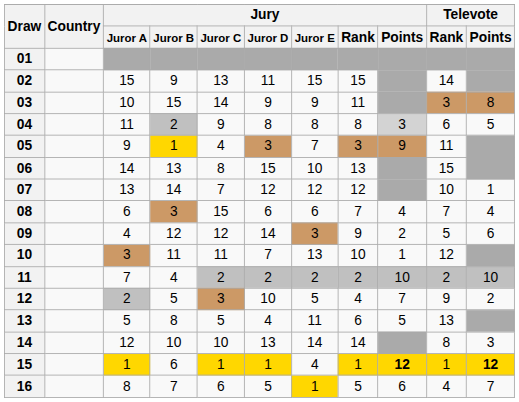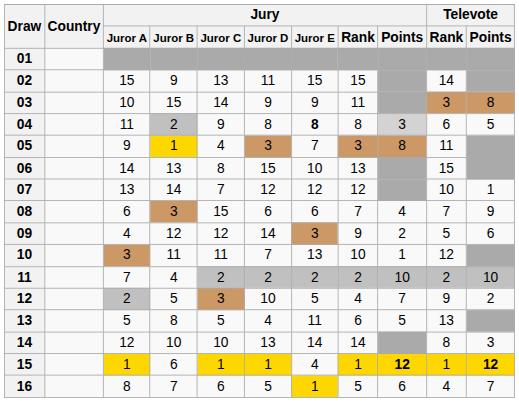(315, 124) normal -> (315, 124) bold
(402, 146) 9 -> (402, 146) 8
(491, 211) 4 -> (491, 211) 9
